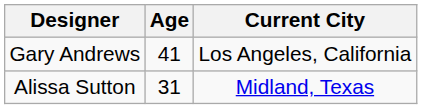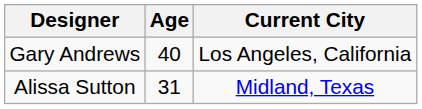(169, 53) 41 -> (169, 53) 40
